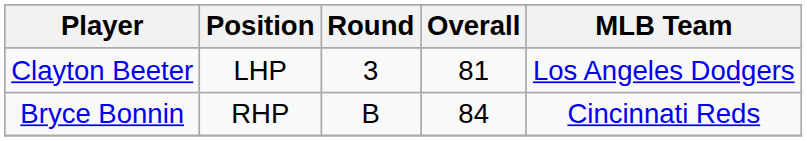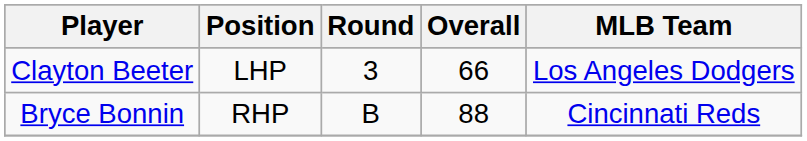(474, 69) 81 -> (474, 69) 66
(474, 113) 84 -> (474, 113) 88
